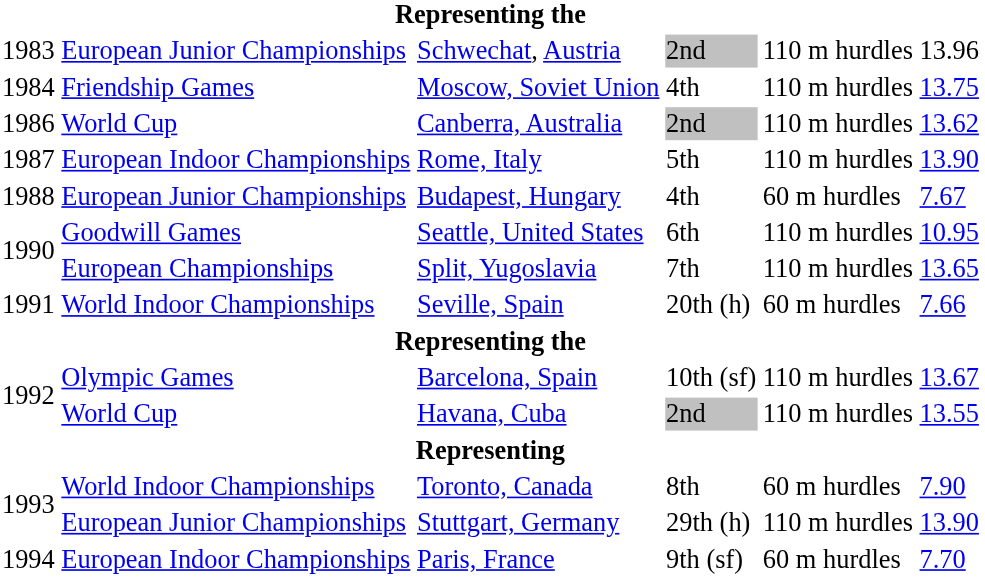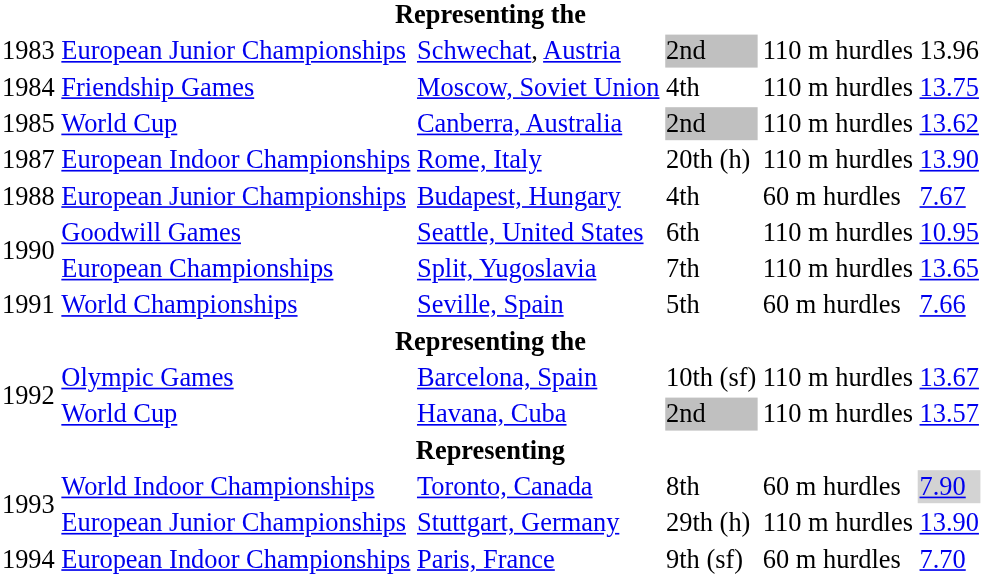(28, 123) 1986 -> (28, 123) 1985
(683, 159) 5th -> (708, 159) 20th (h)
(218, 304) World Indoor Championships -> (179, 304) World Championships
(708, 304) 20th (h) -> (683, 304) 5th
(949, 413) 13.55 -> (949, 413) 13.57
(943, 486) no background -> (943, 486) lightgrey background
